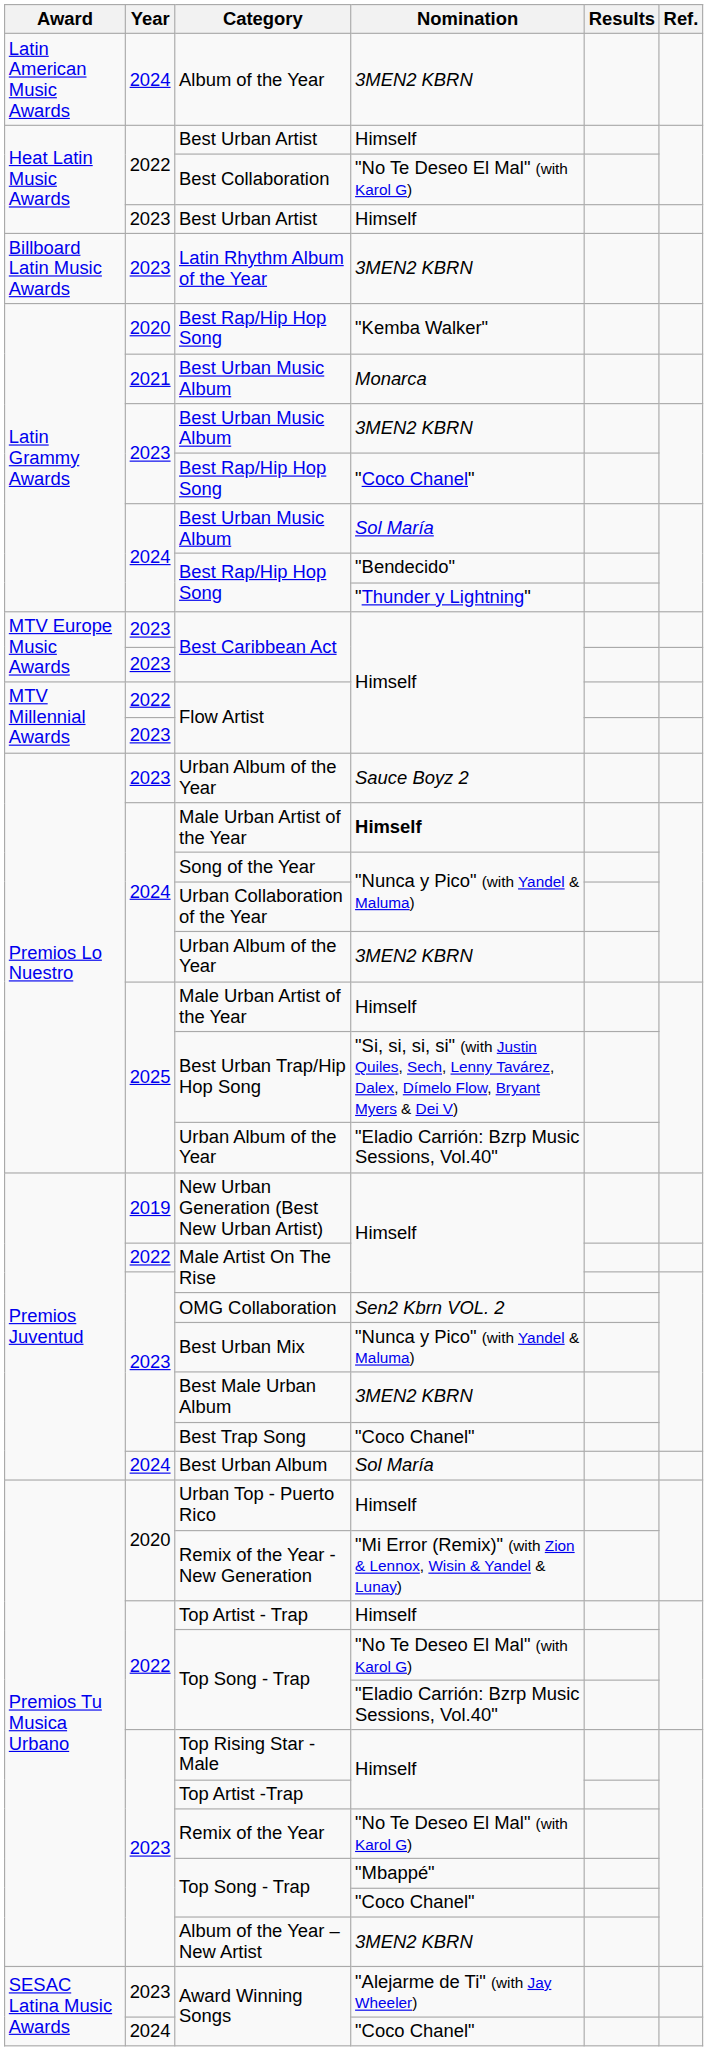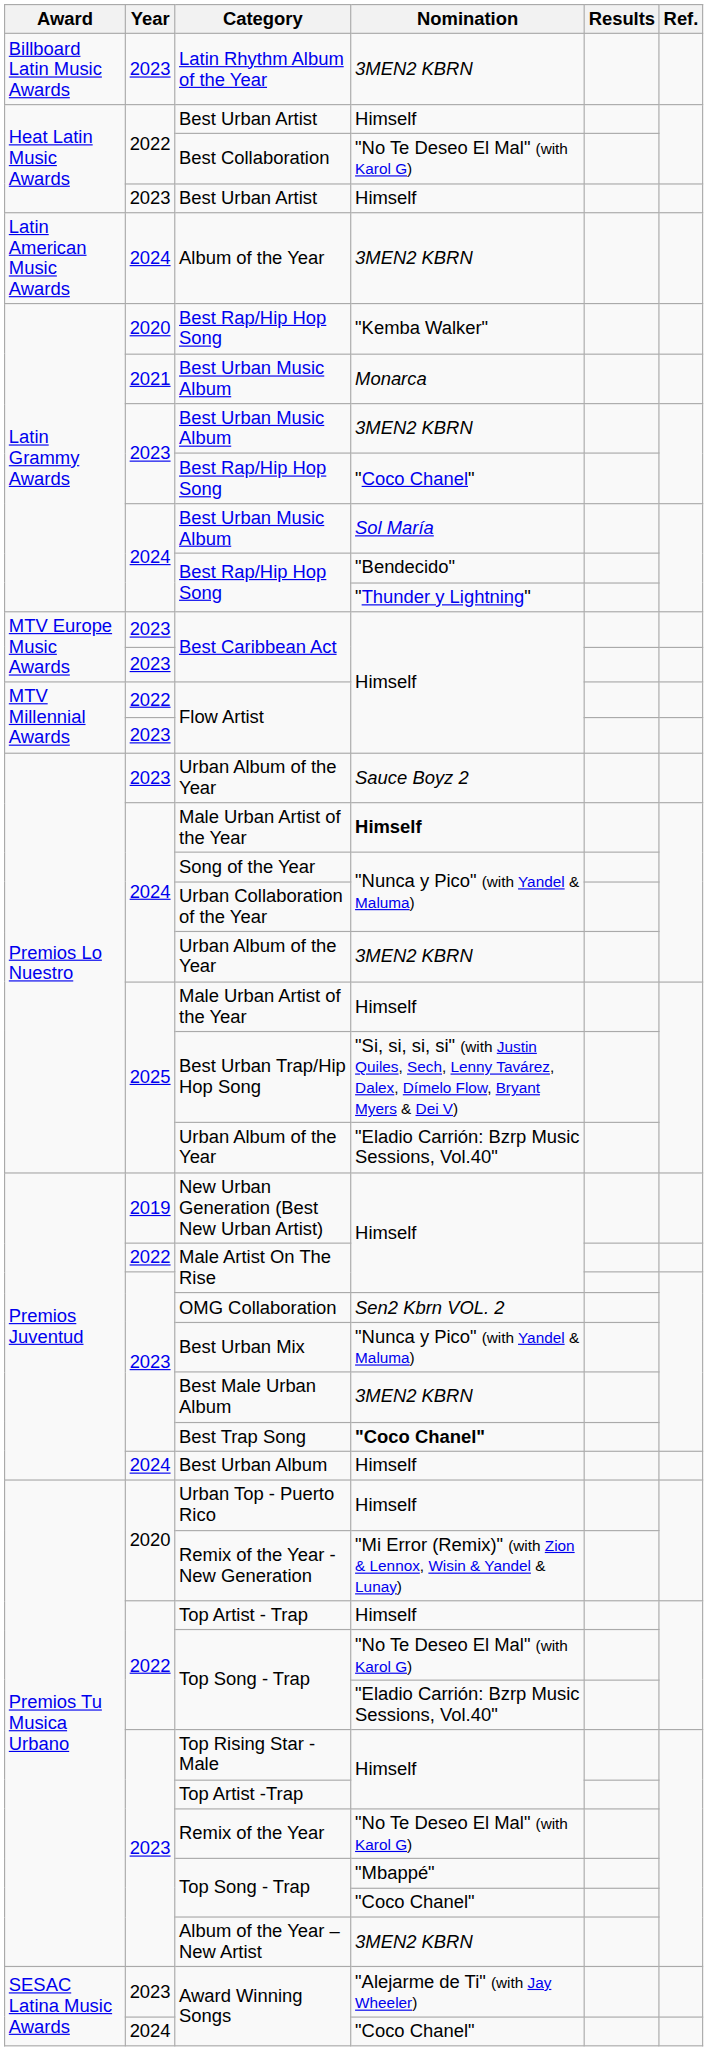rows swapped: (150, 268) <-> (150, 79)
(415, 1436) normal -> (420, 1436) bold
(394, 1465) Sol María -> (386, 1465) Himself
